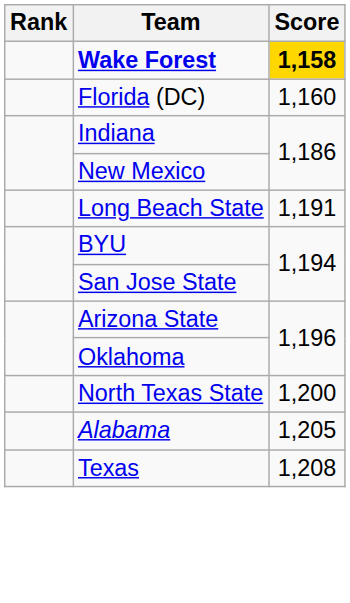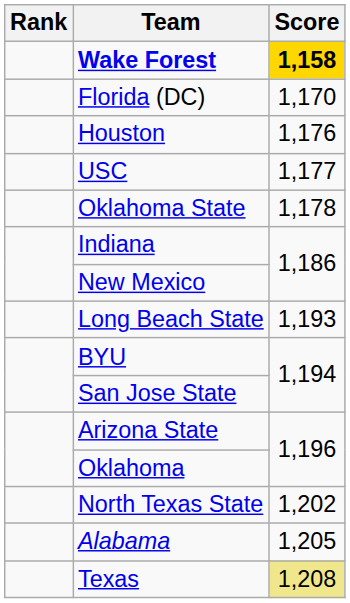(307, 97) 1,160 -> (307, 97) 1,170
+ row: (122, 134)
+ row: (103, 171)
+ row: (162, 208)
(307, 208) 1,191 -> (307, 319) 1,193
(307, 393) 1,200 -> (307, 504) 1,202
(307, 467) no background -> (307, 578) khaki background
